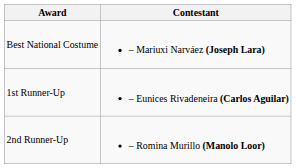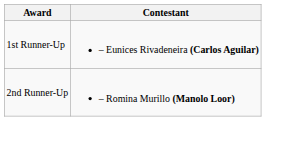- row: (52, 44)
